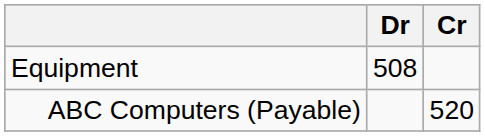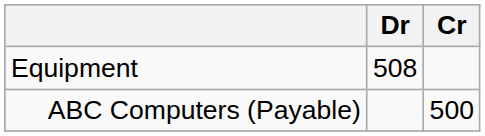(452, 109) 520 -> (452, 109) 500
